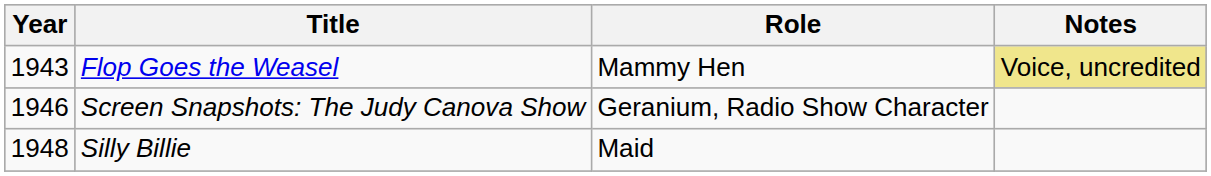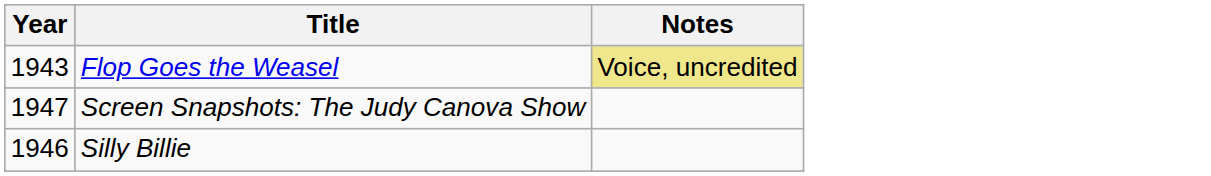- column: (793, 25)
(40, 107) 1946 -> (40, 107) 1947
(40, 149) 1948 -> (40, 149) 1946
